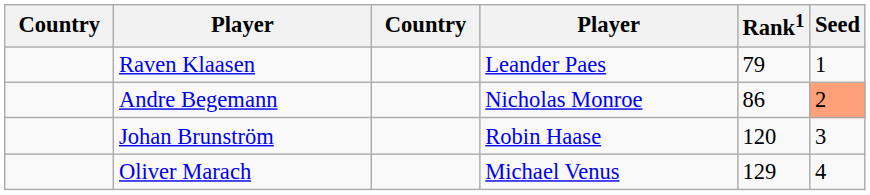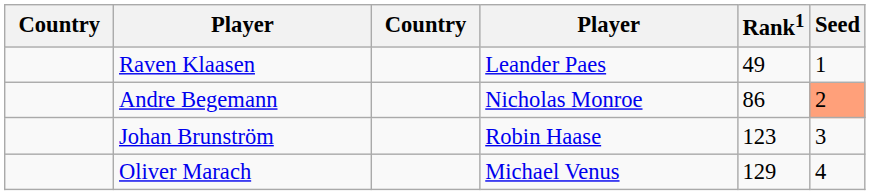(754, 64) 79 -> (754, 64) 49
(759, 135) 120 -> (759, 135) 123
